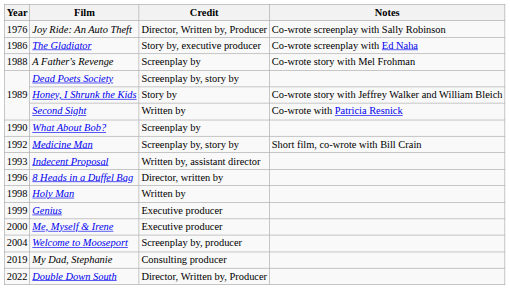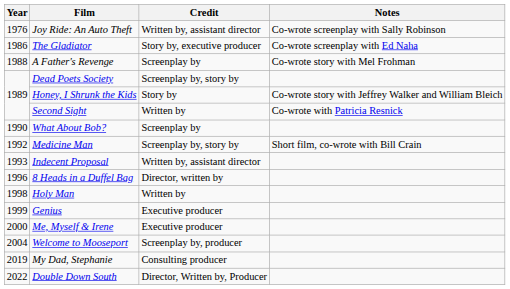(204, 29) Director, Written by, Producer -> (201, 29) Written by, assistant director
